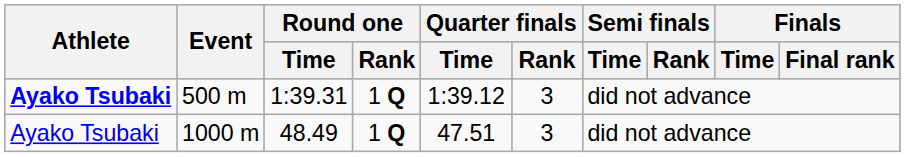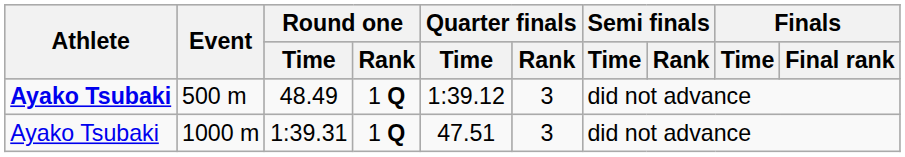(309, 97) 1:39.31 -> (309, 97) 48.49
(309, 133) 48.49 -> (309, 133) 1:39.31
